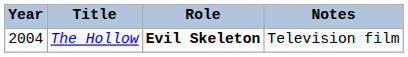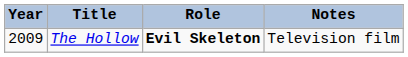(26, 41) 2004 -> (26, 41) 2009
